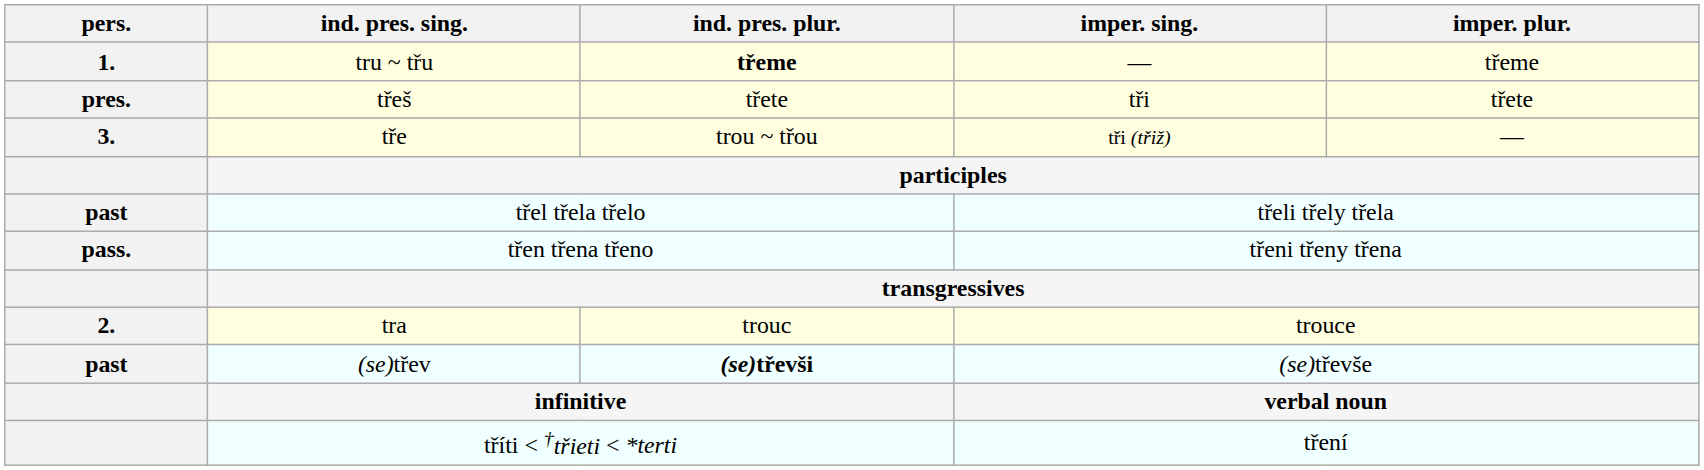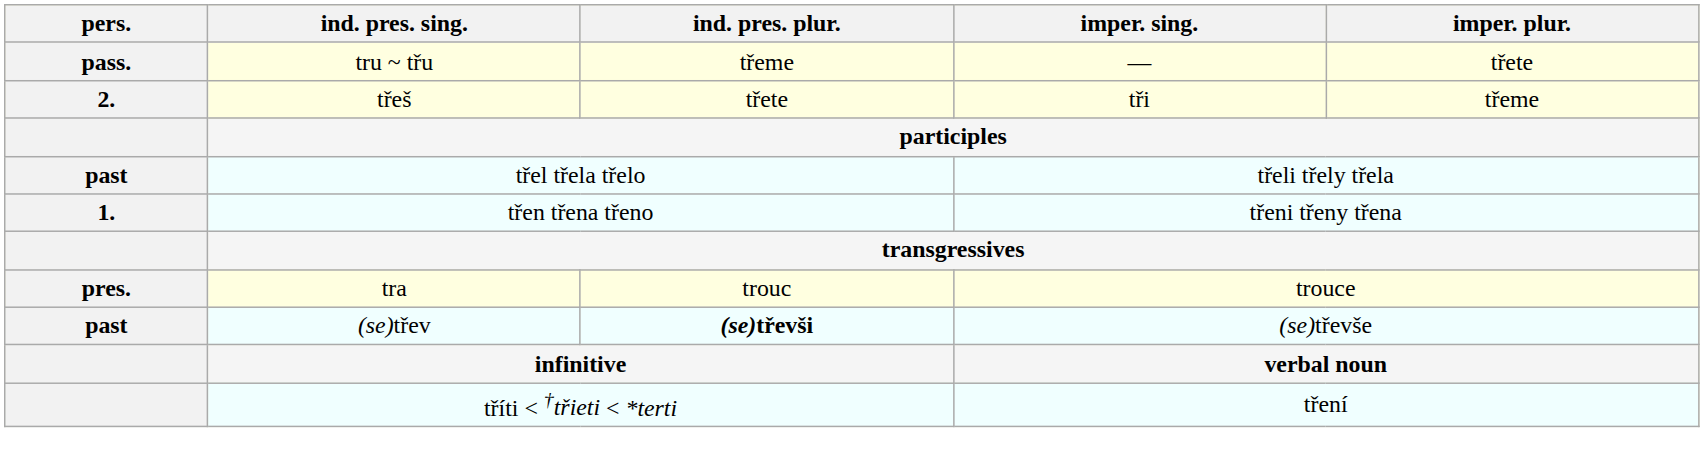(106, 61) 1. -> (106, 61) pass.
(767, 61) bold -> (767, 61) normal
(1512, 61) třeme -> (1512, 61) třete
(106, 99) pres. -> (106, 99) 2.
(1512, 99) třete -> (1512, 99) třeme
- row: (394, 136)
(106, 250) pass. -> (106, 212) 1.
(106, 325) 2. -> (106, 288) pres.
